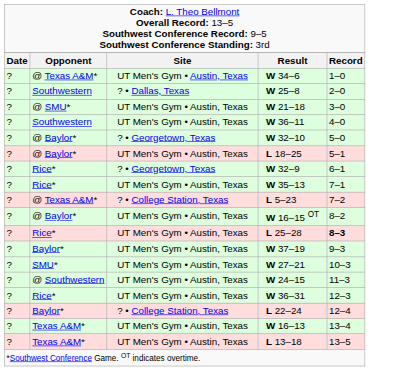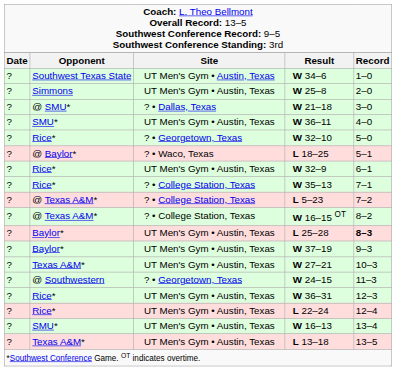(65, 76) @ Texas A&M* -> (82, 76) Southwest Texas State
(62, 91) Southwestern -> (53, 91) Simmons
(153, 91) ? • Dallas, Texas -> (209, 91) UT Men's Gym • Austin, Texas
(183, 107) UT Men's Gym • Austin, Texas -> (180, 107) ? • Dallas, Texas
(62, 122) Southwestern -> (45, 122) SMU*
(54, 138) @ Baylor* -> (44, 138) Rice*
(183, 153) UT Men's Gym • Austin, Texas -> (179, 153) ? • Waco, Texas
(166, 169) ? • Georgetown, Texas -> (209, 169) UT Men's Gym • Austin, Texas
(183, 184) UT Men's Gym • Austin, Texas -> (200, 184) ? • College Station, Texas
(54, 216) @ Baylor* -> (65, 216) @ Texas A&M*
(183, 216) UT Men's Gym • Austin, Texas -> (200, 216) ? • College Station, Texas
(44, 233) Rice* -> (48, 233) Baylor*
(45, 264) SMU* -> (59, 264) Texas A&M*
(183, 280) UT Men's Gym • Austin, Texas -> (193, 280) ? • Georgetown, Texas
(48, 310) Baylor* -> (44, 310) Rice*
(173, 310) ? • College Station, Texas -> (209, 310) UT Men's Gym • Austin, Texas
(59, 326) Texas A&M* -> (45, 326) SMU*
